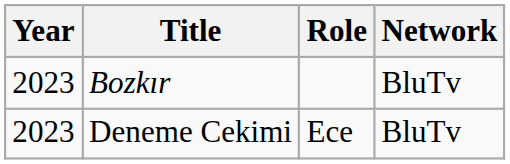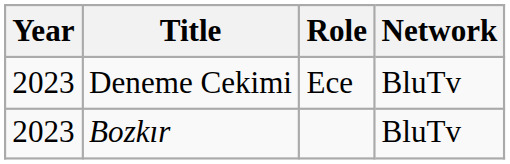rows swapped: (130, 81) <-> (191, 133)
